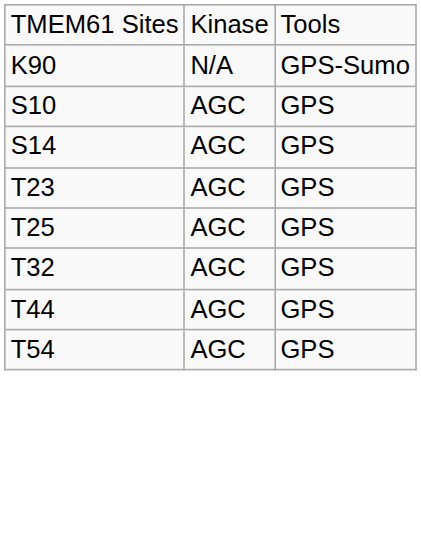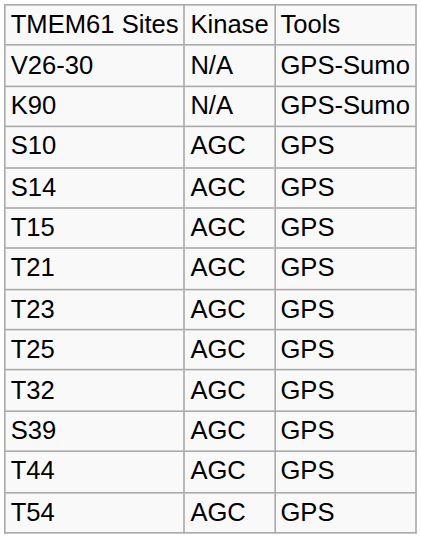+ row: (52, 65)
+ row: (33, 227)
+ row: (33, 268)
+ row: (33, 430)
